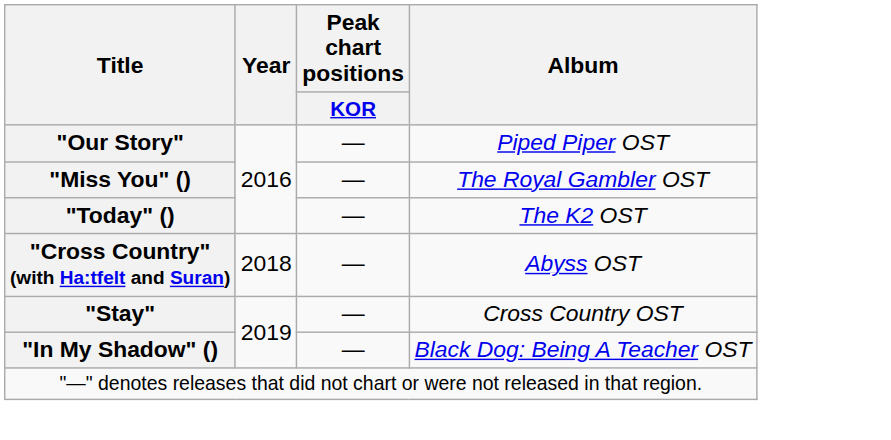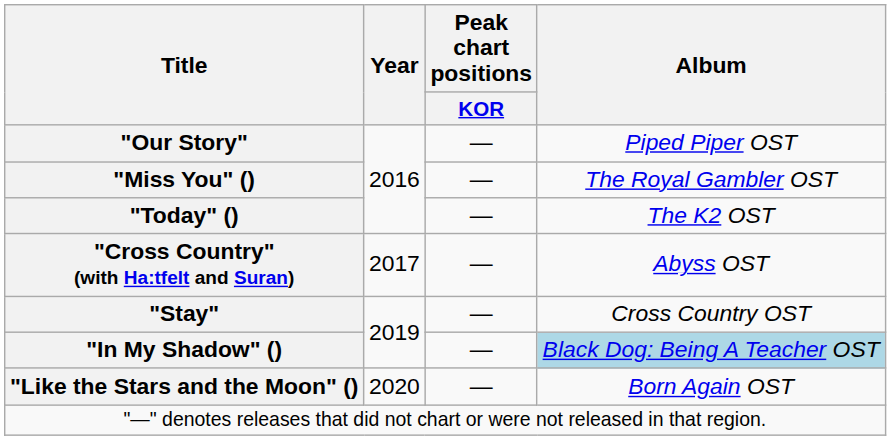(266, 264) 2018 -> (394, 264) 2017
(583, 350) no background -> (711, 350) lightblue background
+ row: (184, 386)
